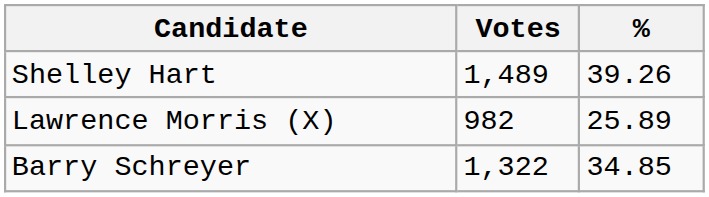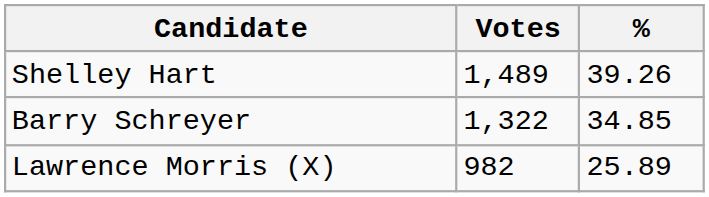rows swapped: (131, 167) <-> (174, 121)
